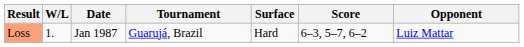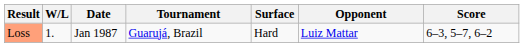columns swapped: (456, 14) <-> (346, 14)
